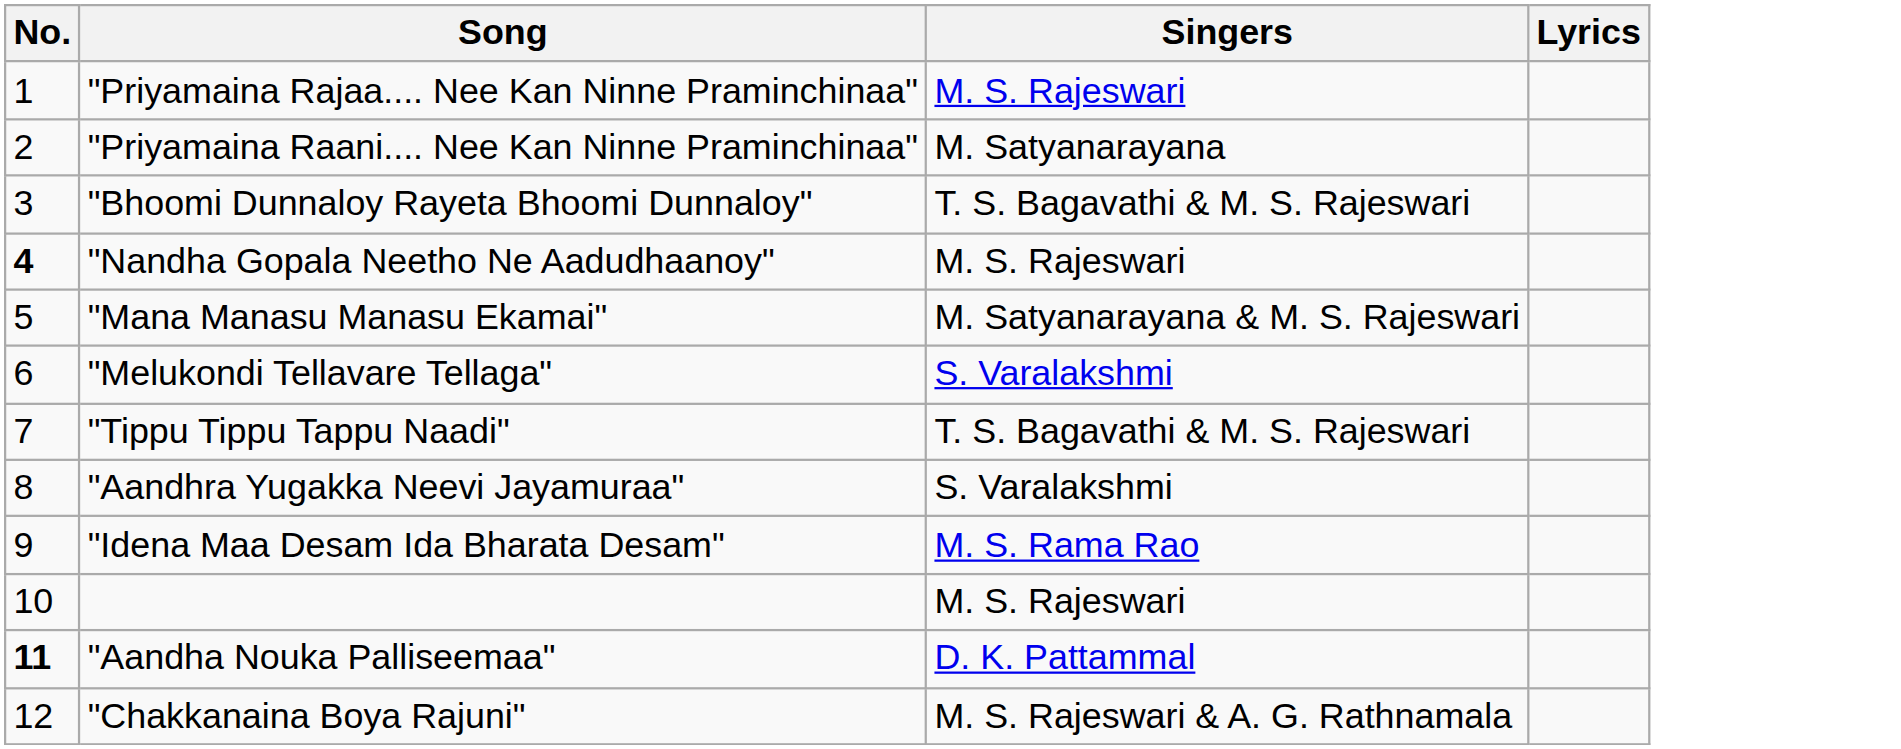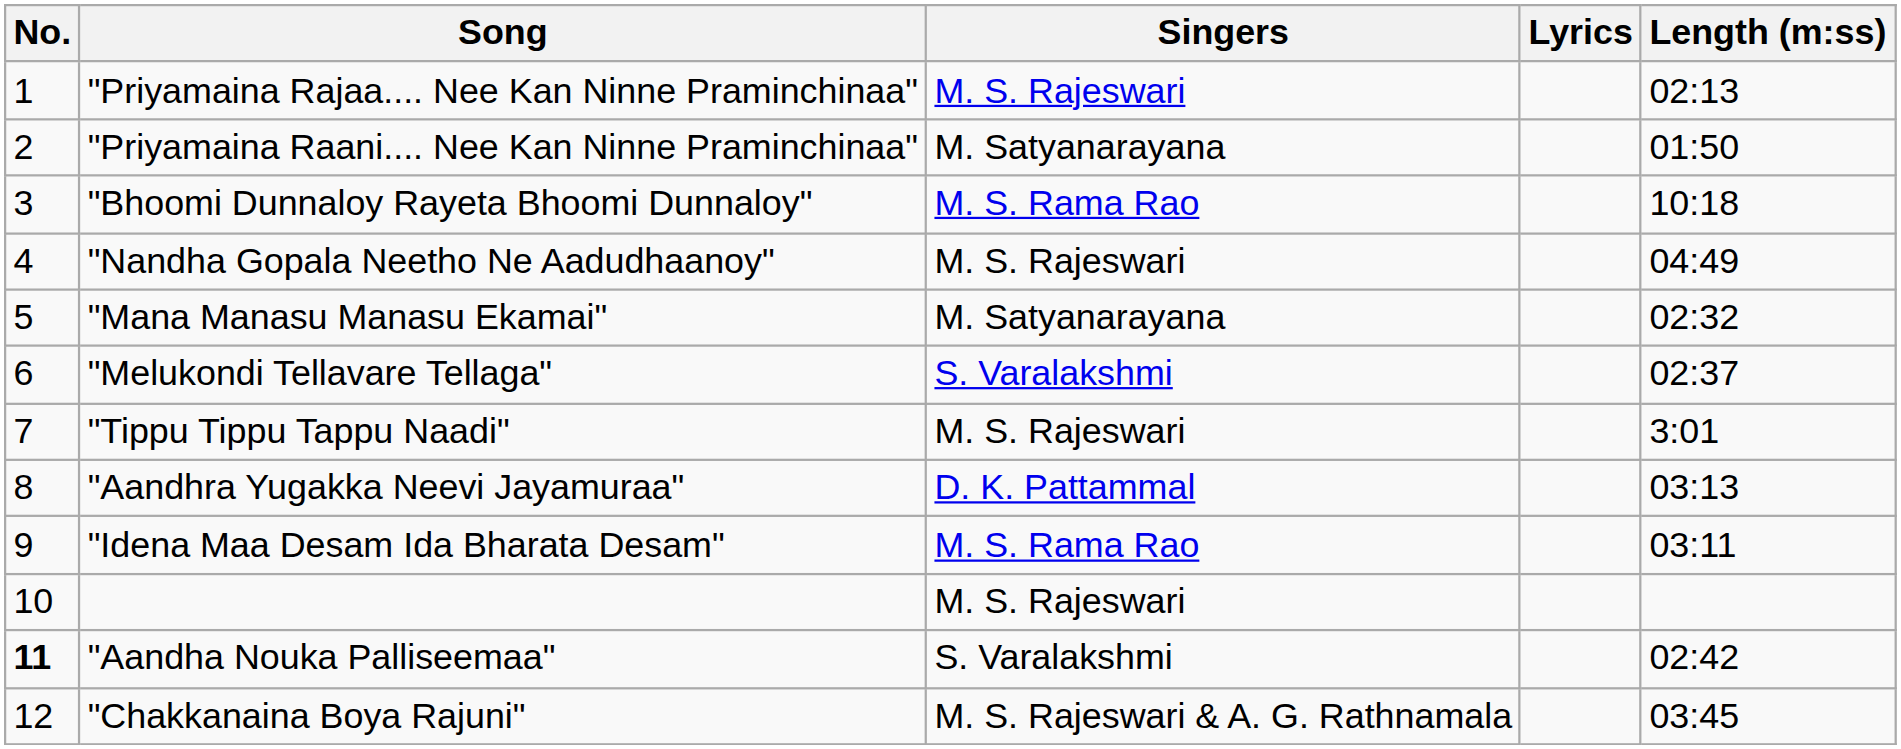+ column: (1768, 32)
(1202, 203) T. S. Bagavathi & M. S. Rajeswari -> (1067, 203) M. S. Rama Rao
(23, 260) bold -> (23, 260) normal
(1227, 317) M. Satyanarayana & M. S. Rajeswari -> (1080, 317) M. Satyanarayana
(1202, 430) T. S. Bagavathi & M. S. Rajeswari -> (1060, 430) M. S. Rajeswari
(1054, 487) S. Varalakshmi -> (1065, 487) D. K. Pattammal
(1065, 658) D. K. Pattammal -> (1054, 658) S. Varalakshmi
